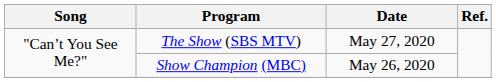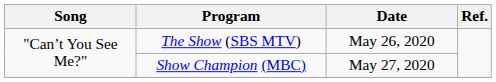(392, 41) May 27, 2020 -> (392, 41) May 26, 2020
(392, 65) May 26, 2020 -> (392, 65) May 27, 2020
